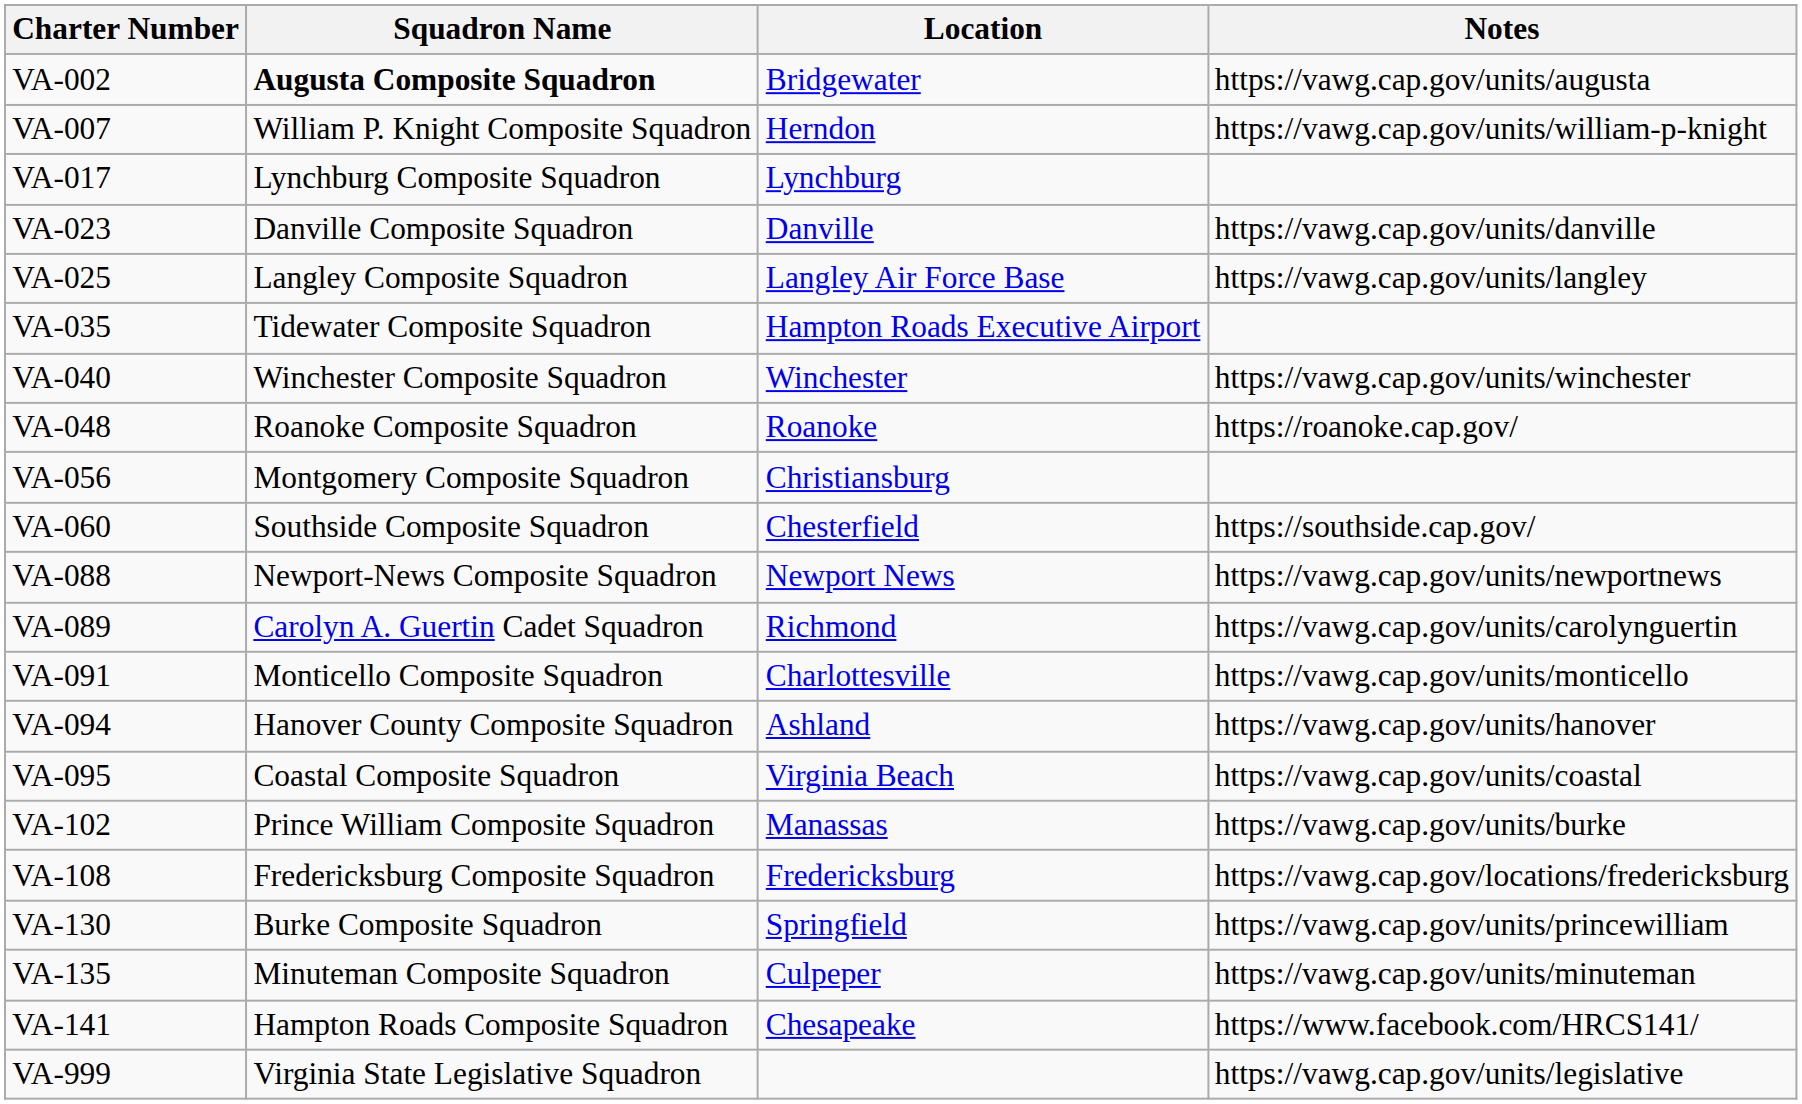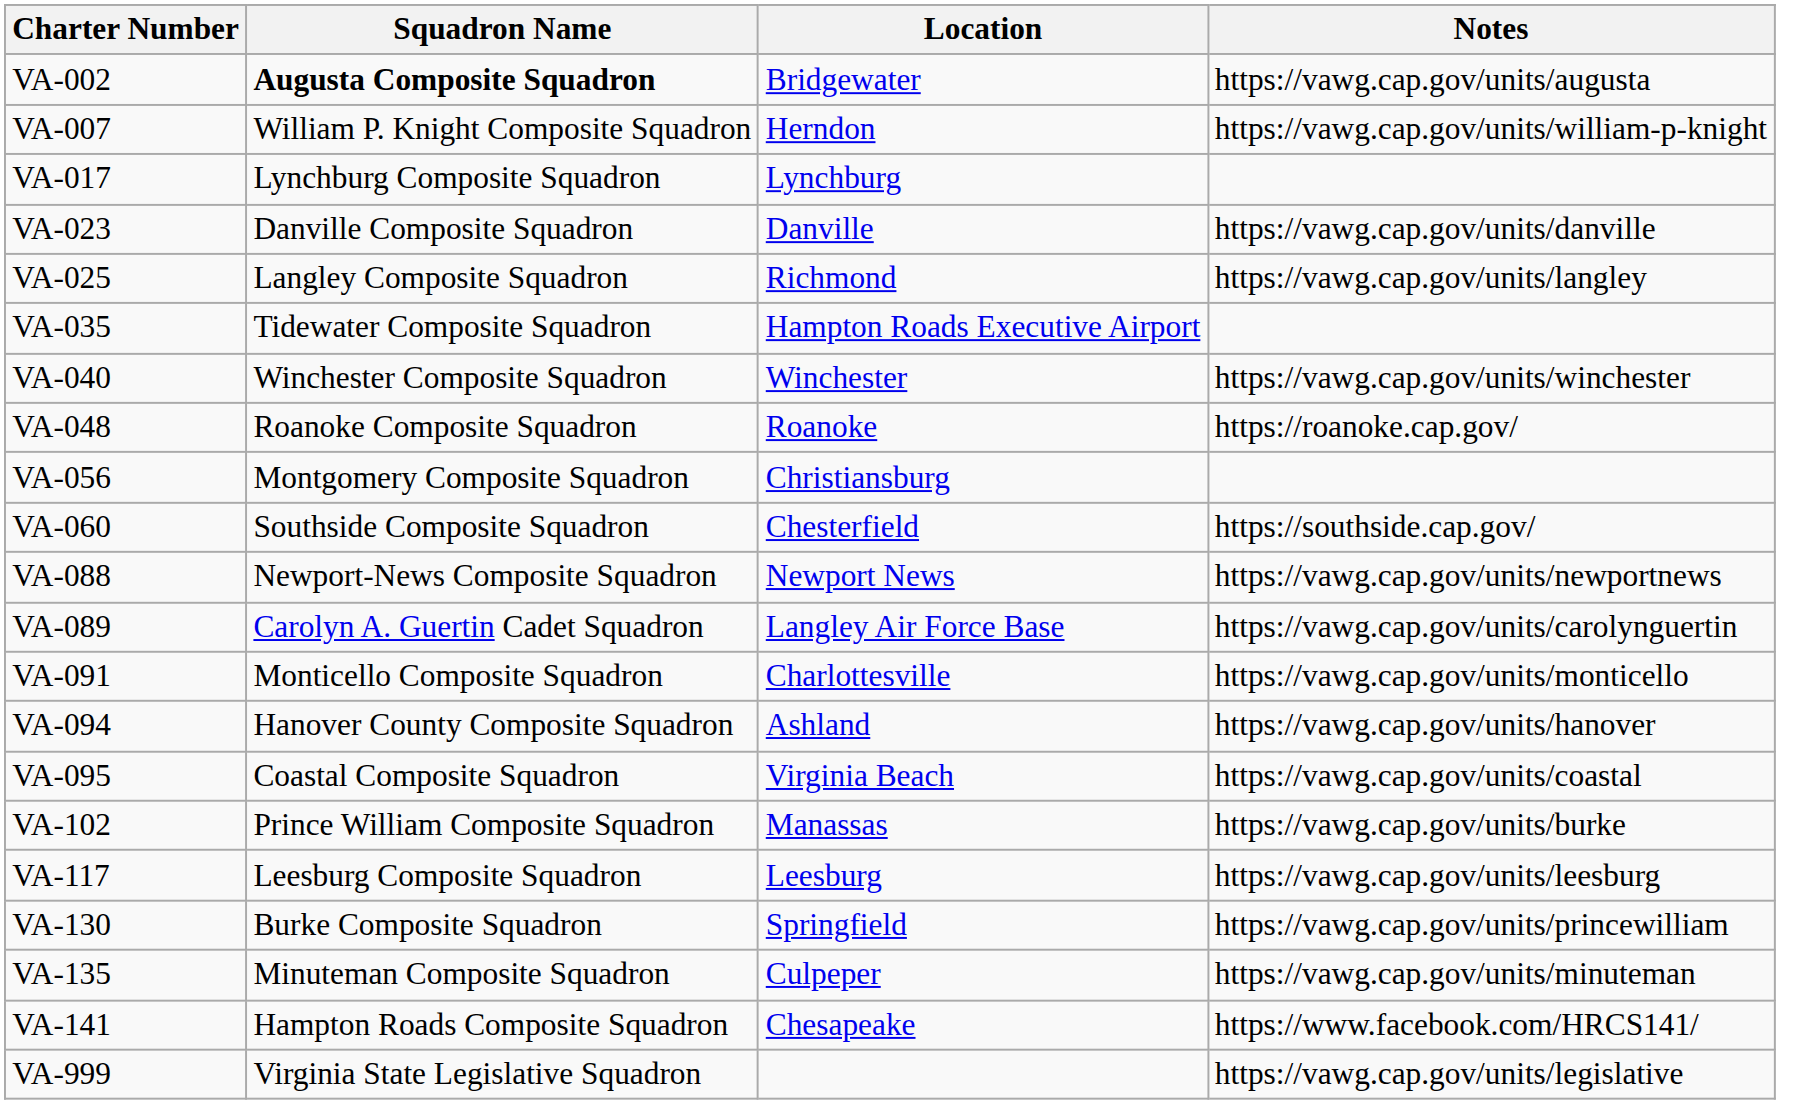(915, 278) Langley Air Force Base -> (831, 278) Richmond
(831, 626) Richmond -> (915, 626) Langley Air Force Base
- row: (62, 874)
+ row: (61, 874)
